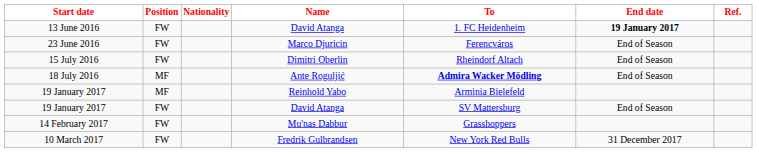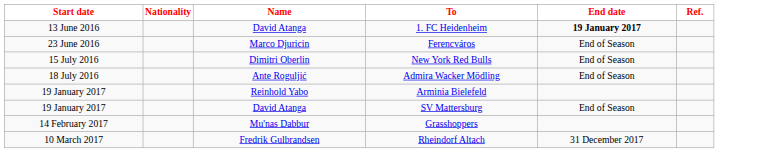- column: (162, 12)
(490, 60) Rheindorf Altach -> (451, 60) New York Red Bulls
(490, 76) bold -> (451, 76) normal
(490, 140) New York Red Bulls -> (451, 140) Rheindorf Altach
